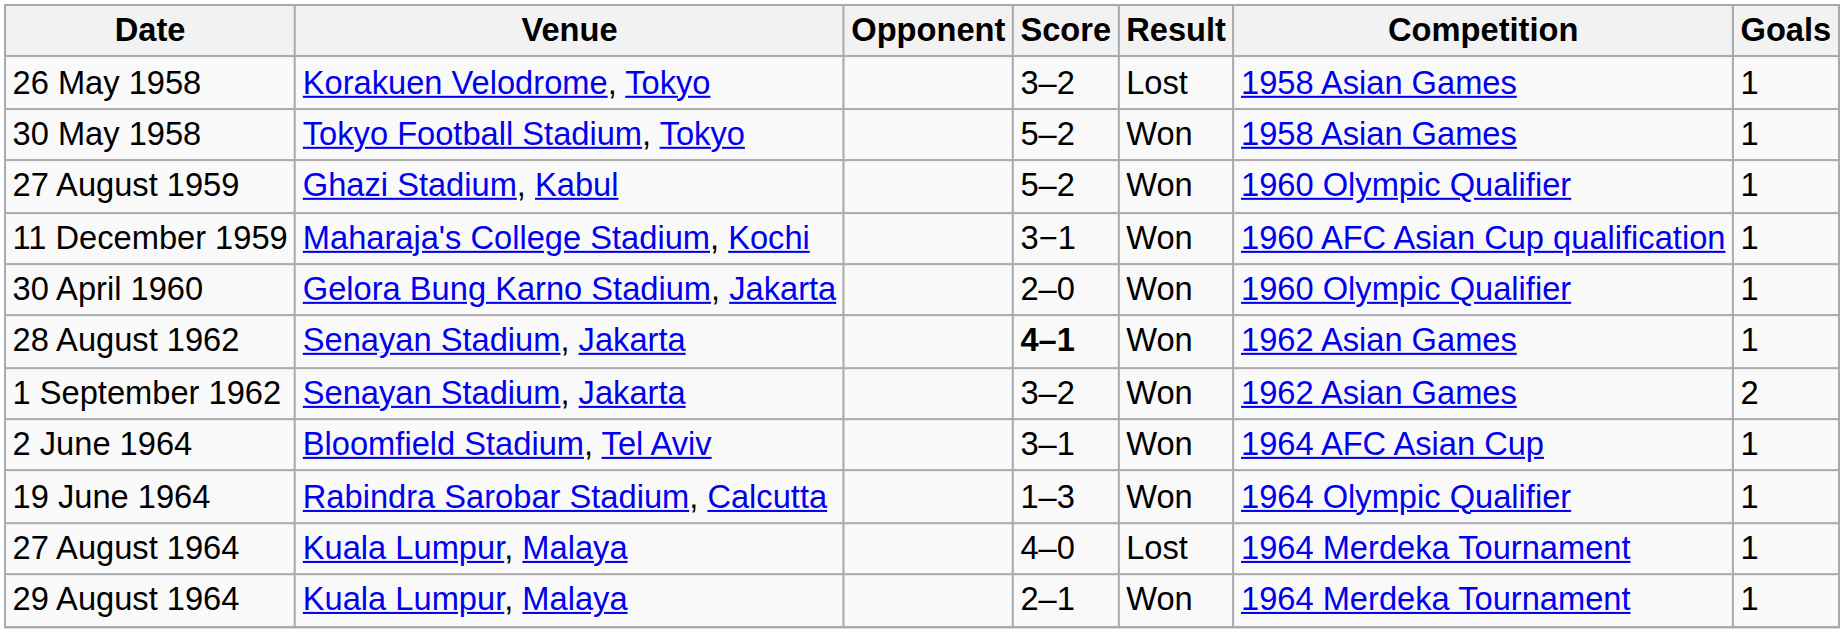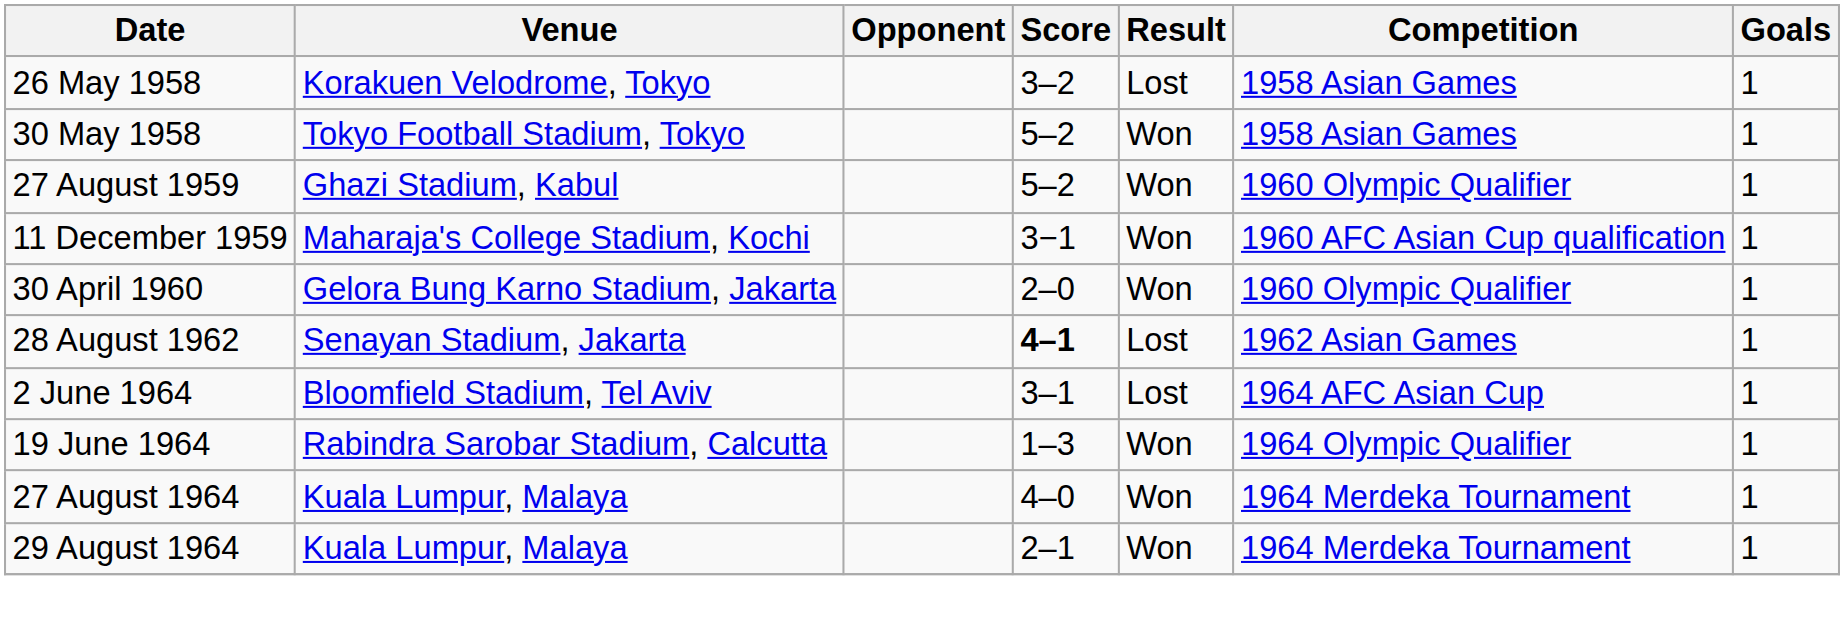(1159, 340) Won -> (1157, 340) Lost
- row: (147, 392)
(1159, 444) Won -> (1157, 392) Lost
(1157, 548) Lost -> (1159, 496) Won
